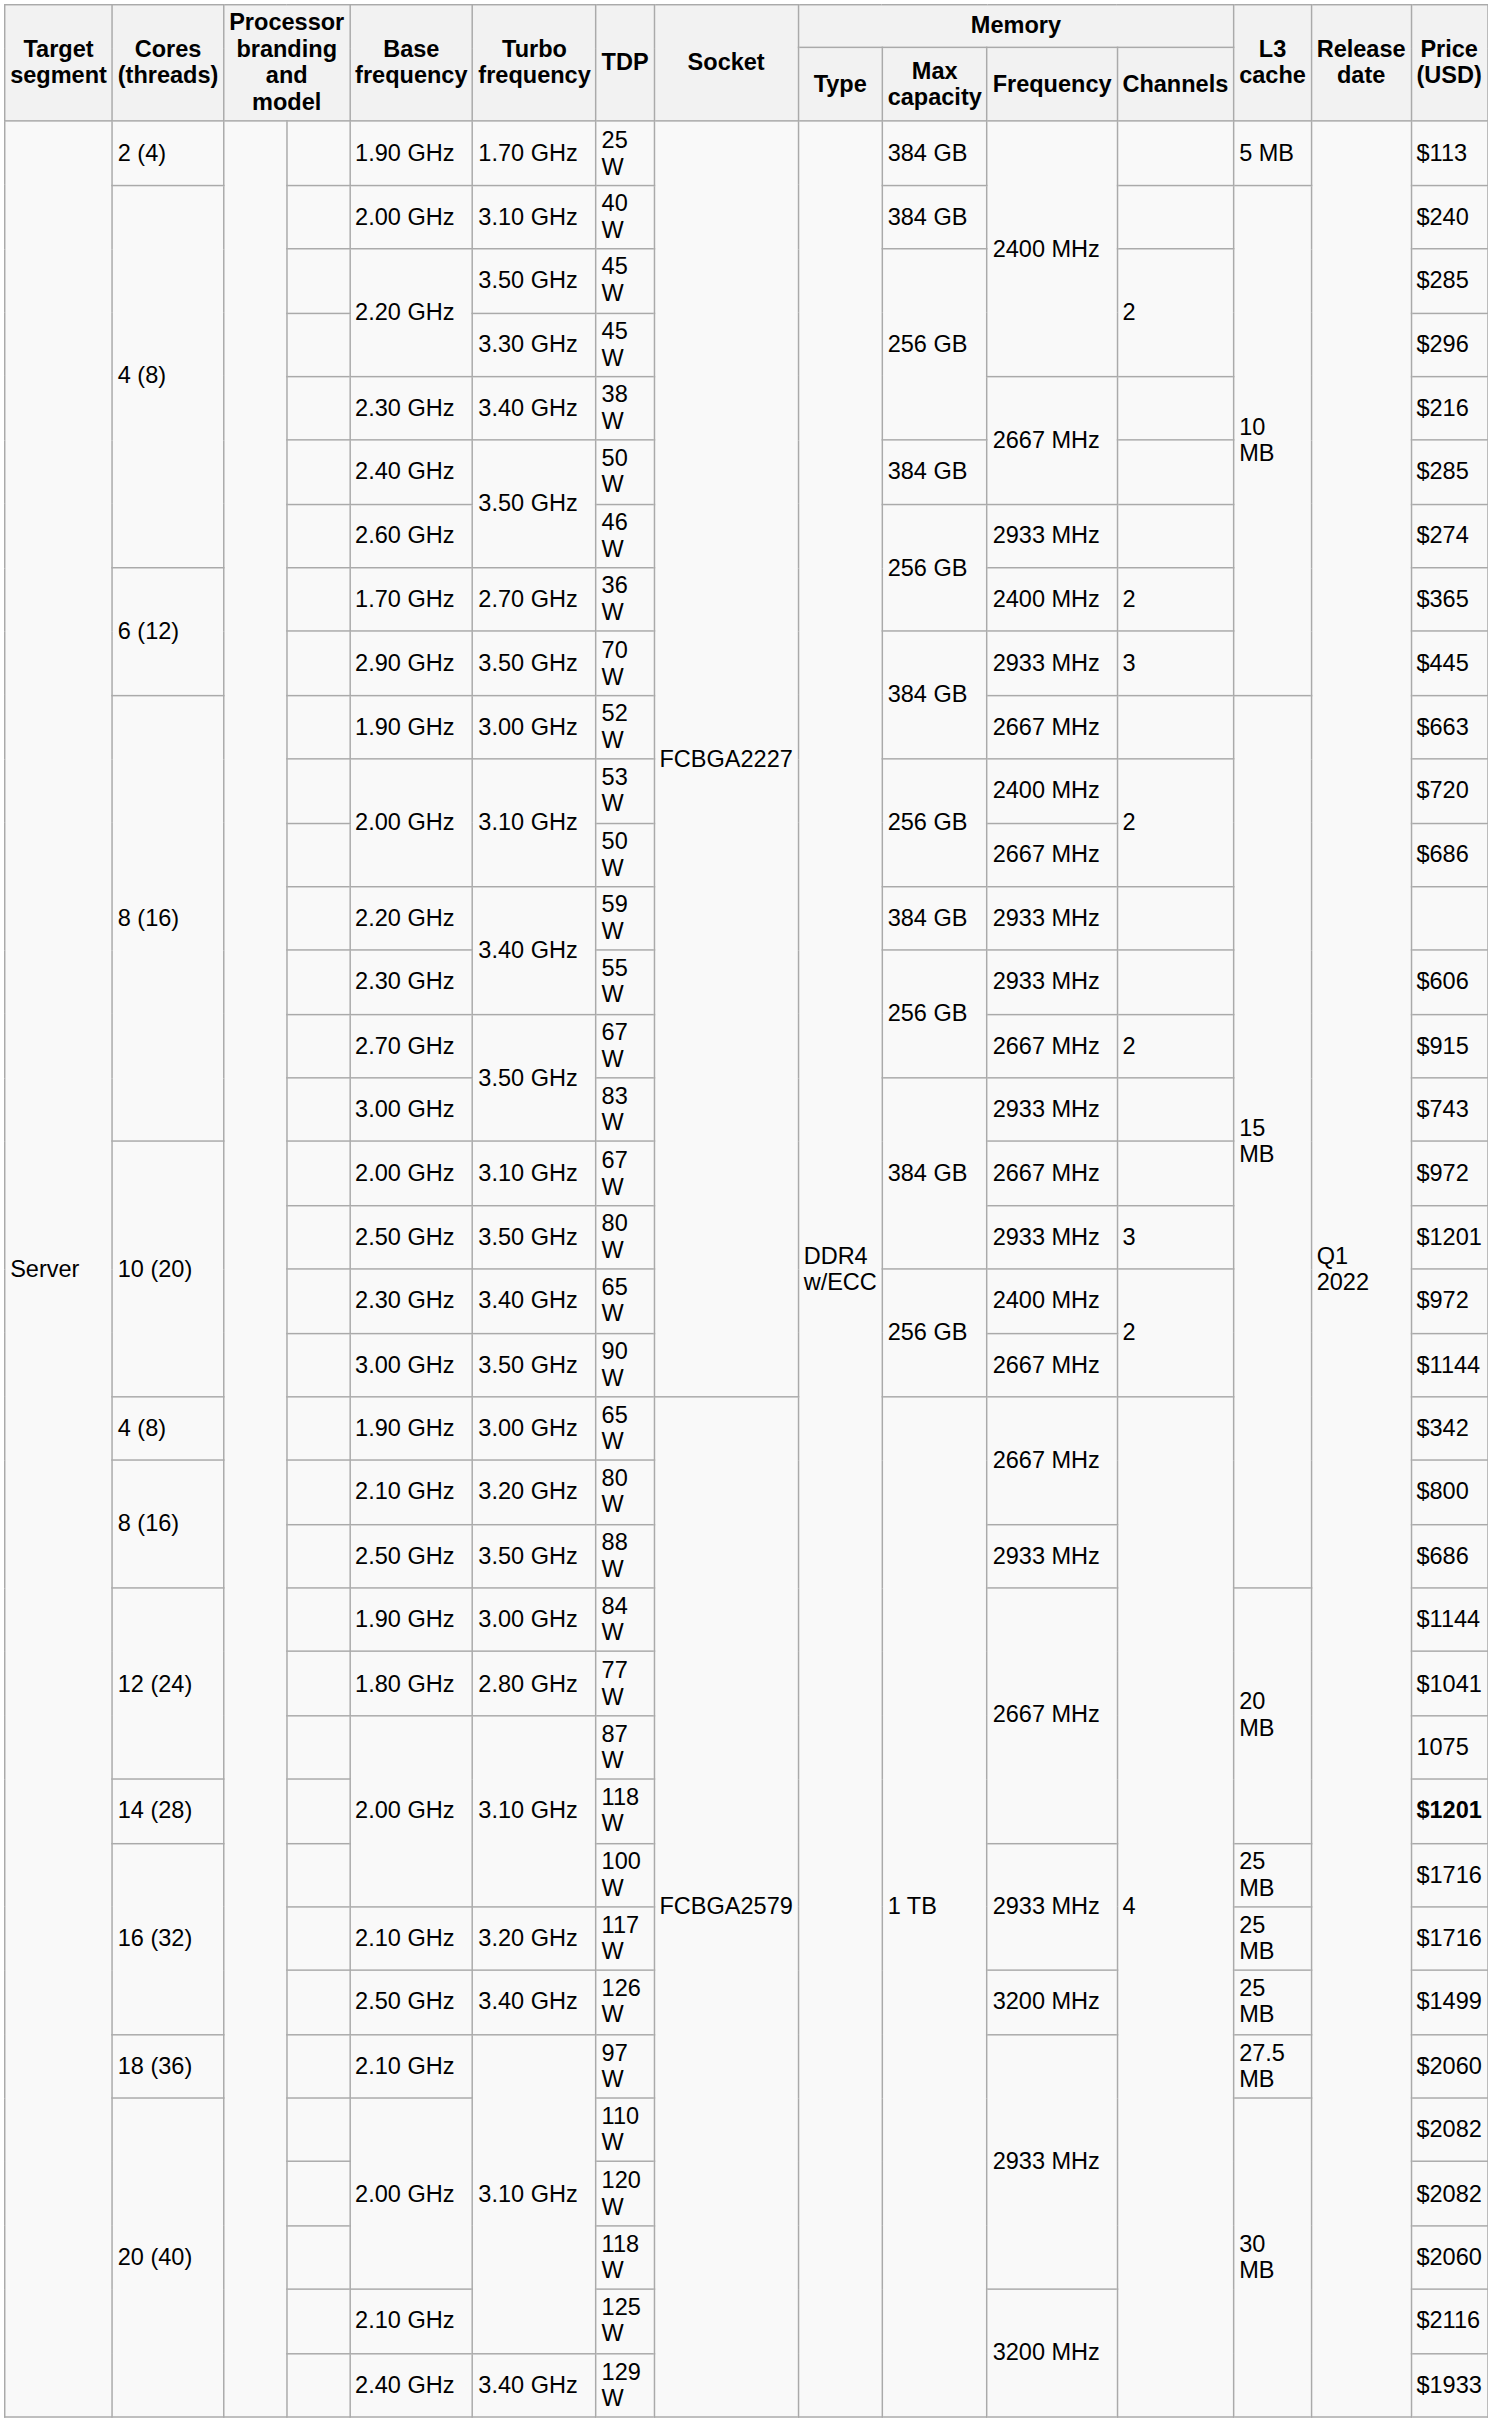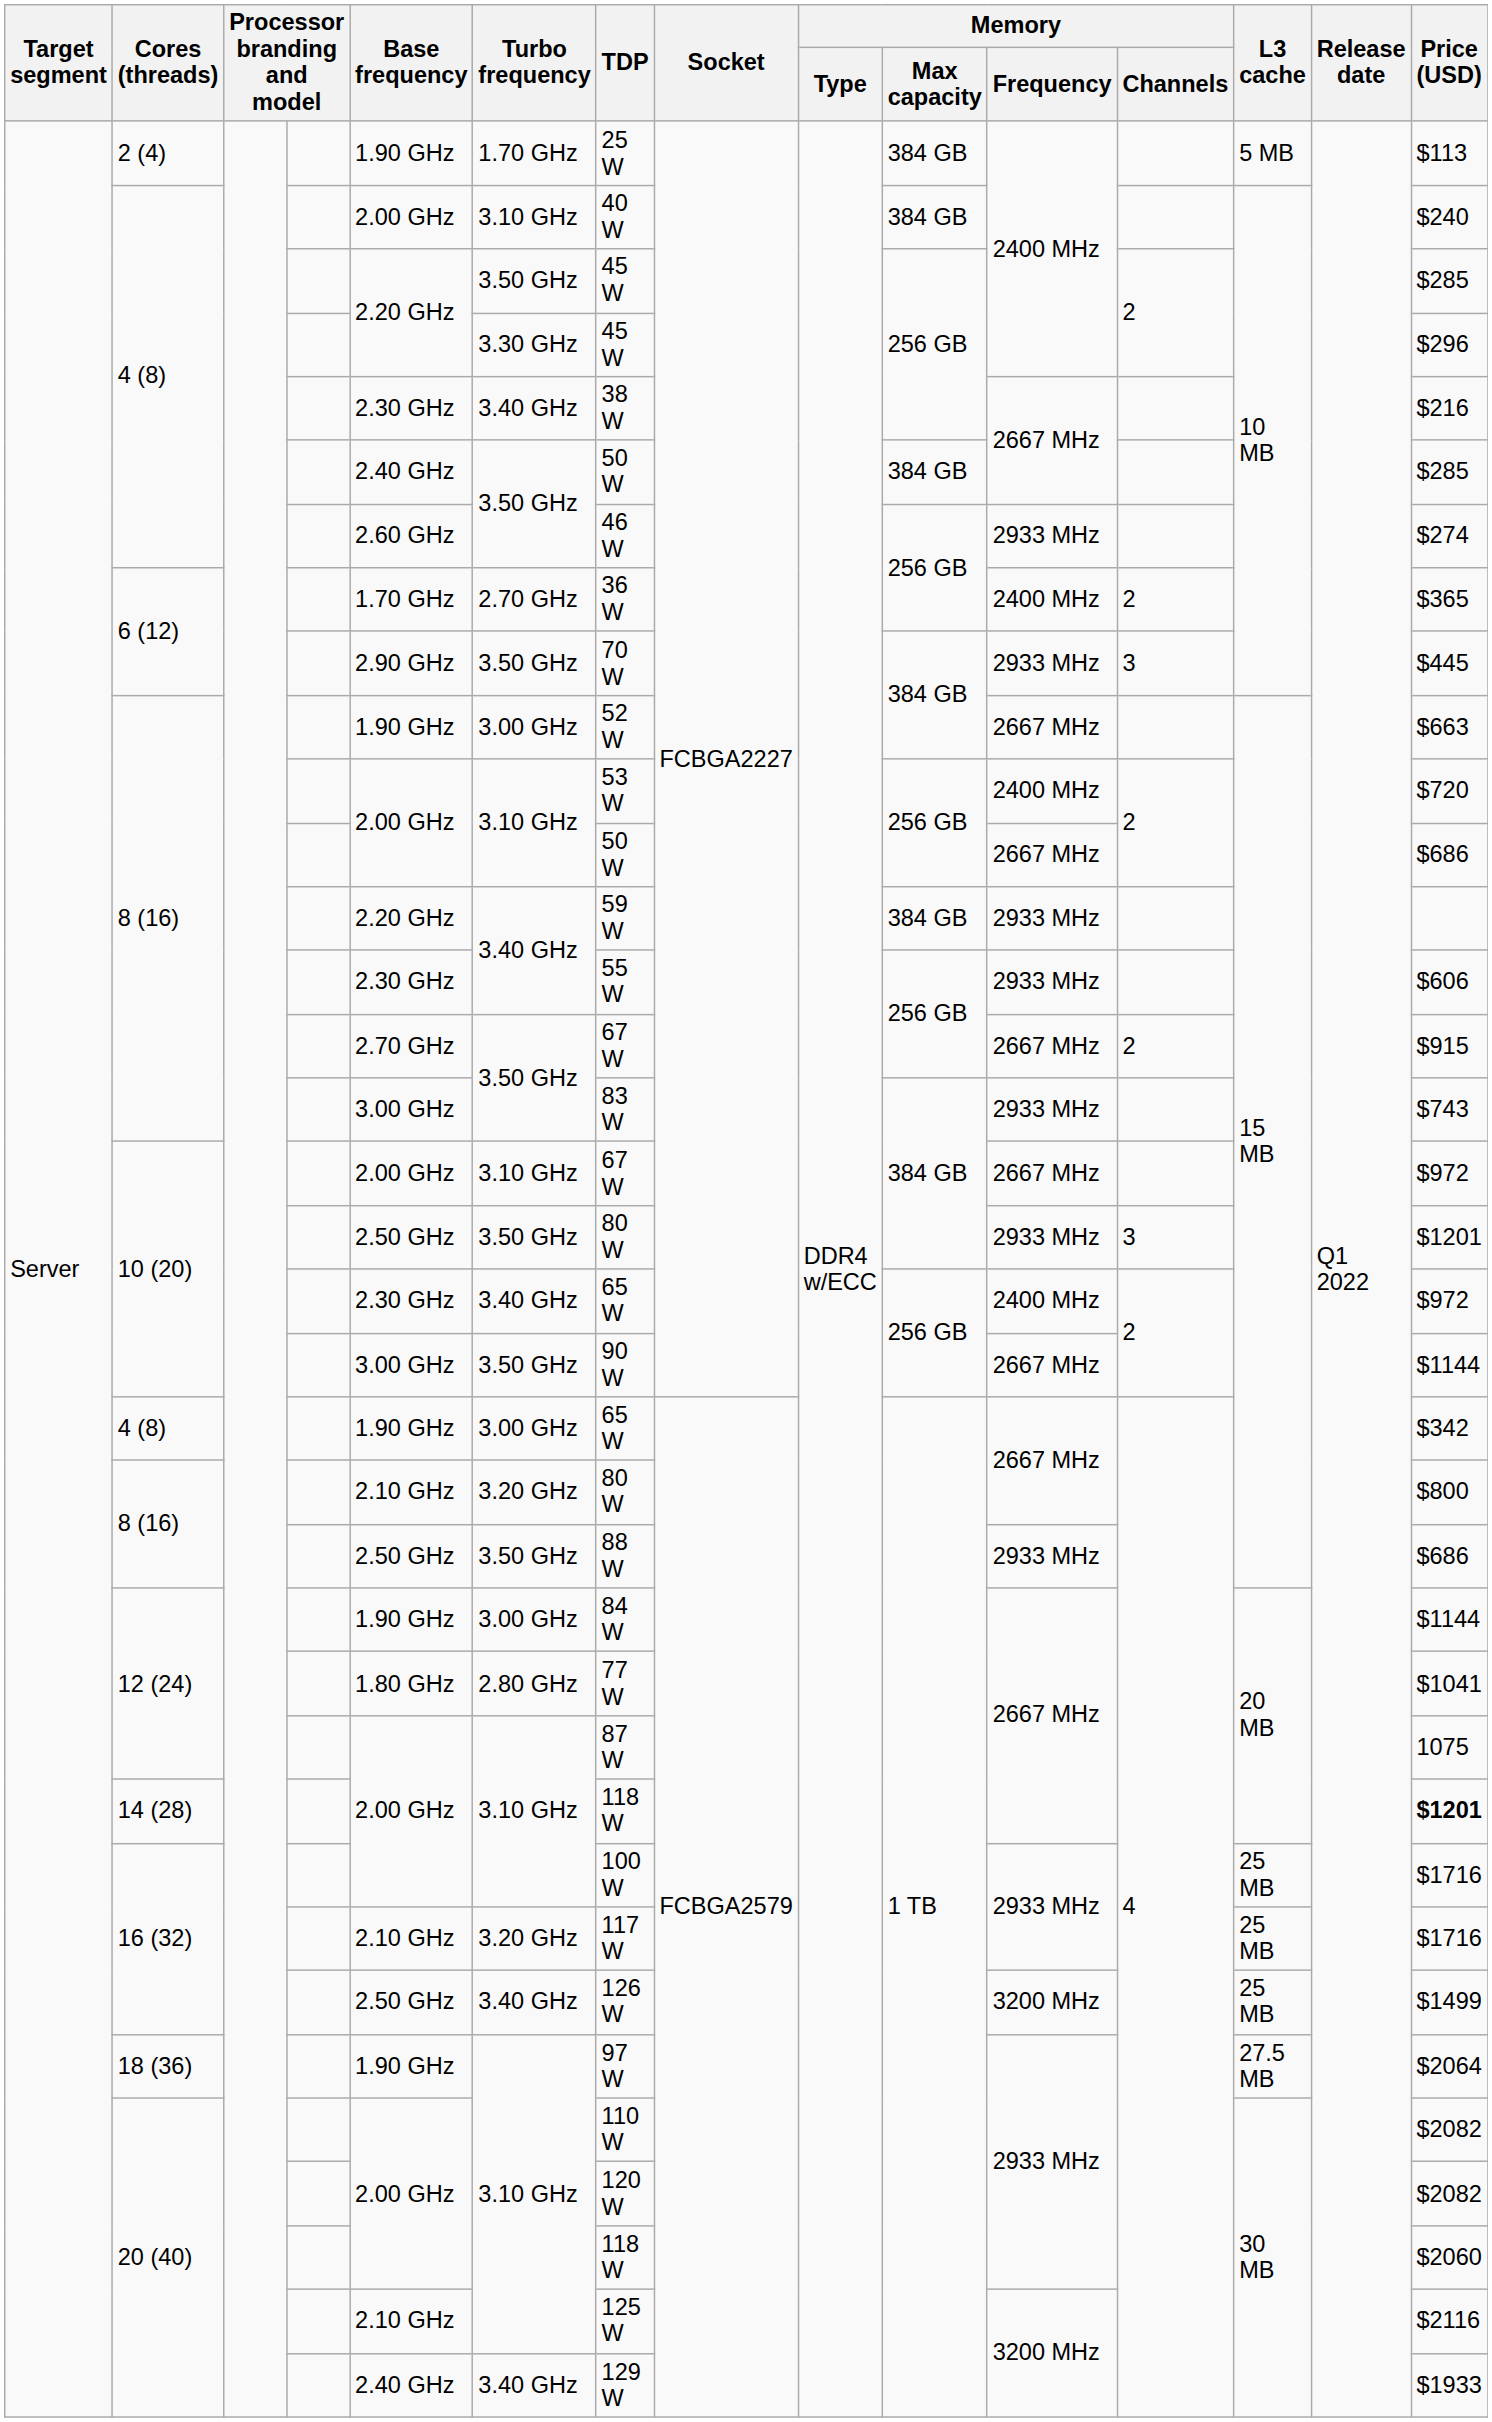(405, 2065) 2.10 GHz -> (405, 2065) 1.90 GHz
(1449, 2065) $2060 -> (1449, 2065) $2064
